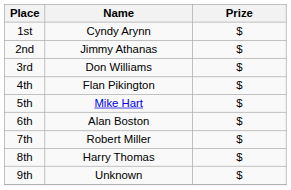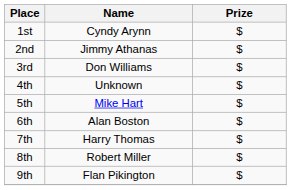(119, 85) Flan Pikington -> (119, 85) Unknown
(119, 139) Robert Miller -> (119, 139) Harry Thomas
(119, 157) Harry Thomas -> (119, 157) Robert Miller
(119, 175) Unknown -> (119, 175) Flan Pikington
